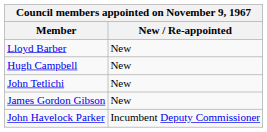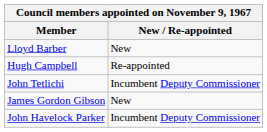(121, 65) New -> (140, 65) Re-appointed
(121, 83) New -> (185, 83) Incumbent Deputy Commissioner
